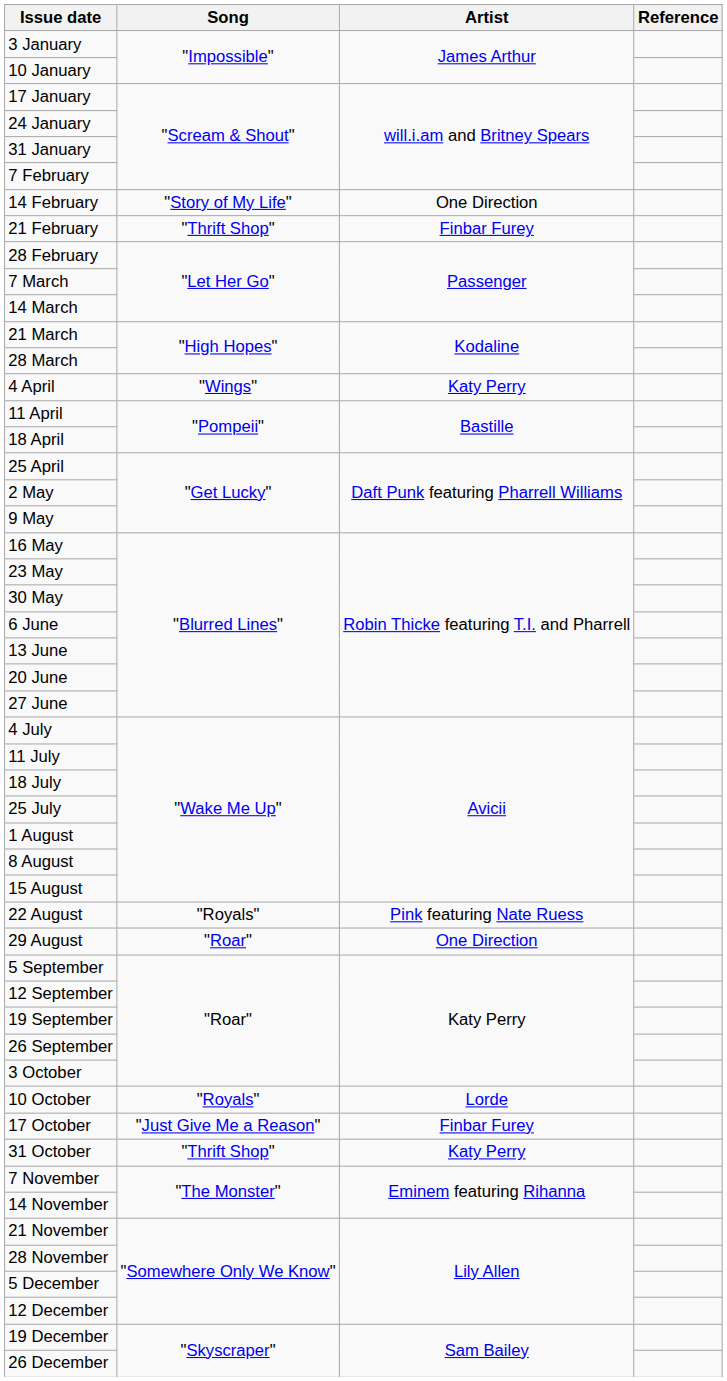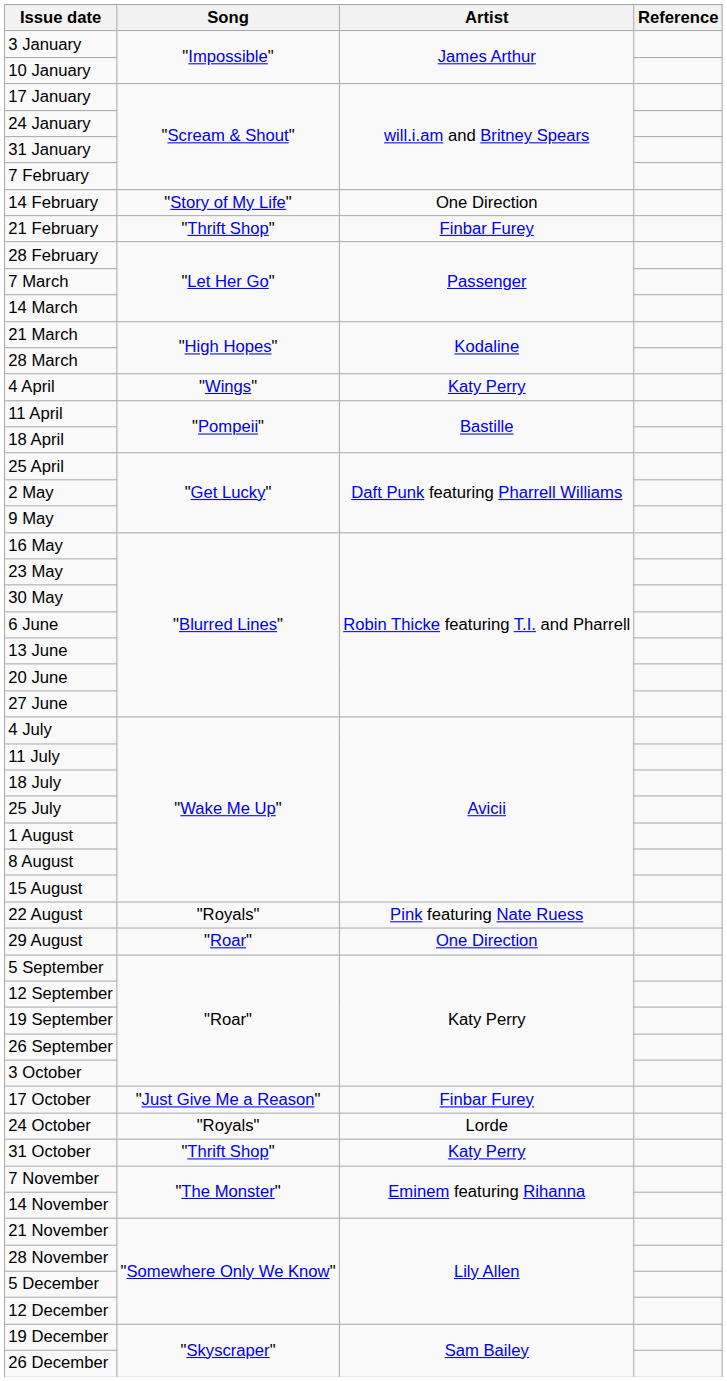- row: (50, 1099)
+ row: (50, 1126)
